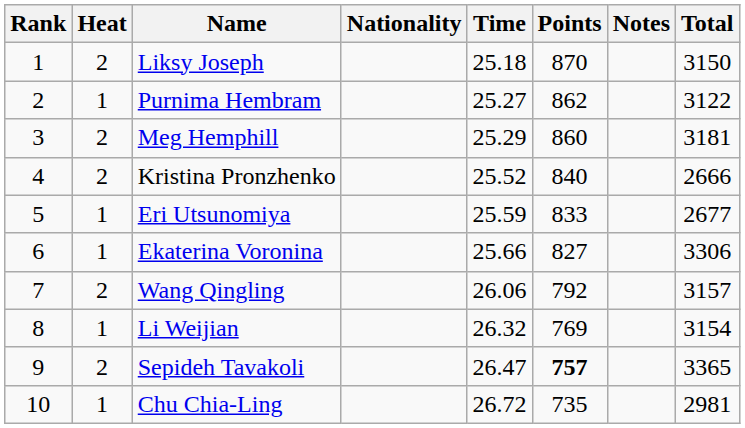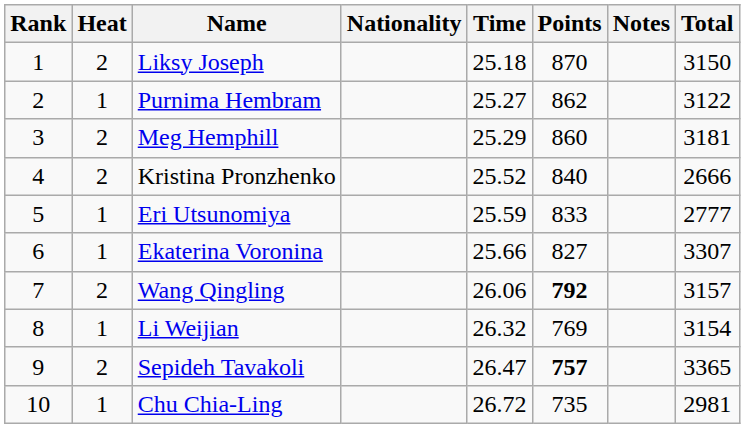(707, 213) 2677 -> (707, 213) 2777
(707, 251) 3306 -> (707, 251) 3307
(570, 289) normal -> (570, 289) bold
